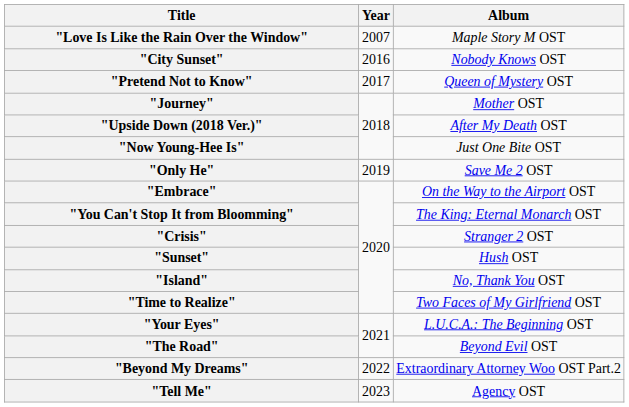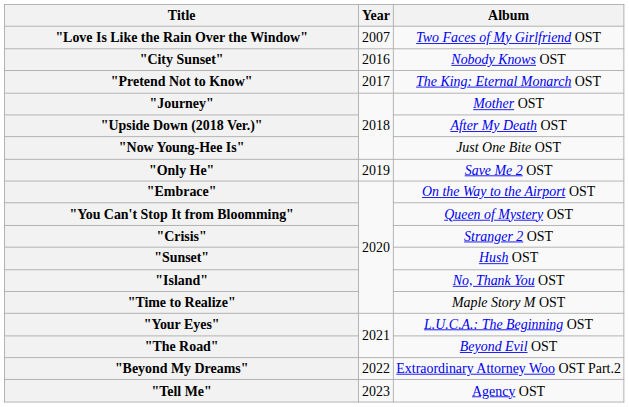(509, 37) Maple Story M OST -> (509, 37) Two Faces of My Girlfriend OST
(509, 81) Queen of Mystery OST -> (509, 81) The King: Eternal Monarch OST
(509, 214) The King: Eternal Monarch OST -> (509, 214) Queen of Mystery OST
(509, 302) Two Faces of My Girlfriend OST -> (509, 302) Maple Story M OST
